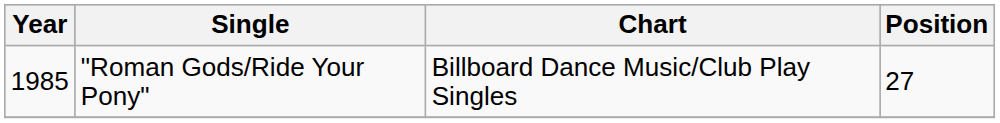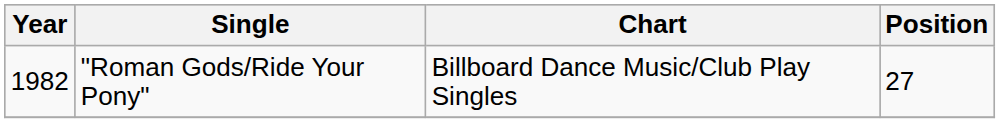(40, 81) 1985 -> (40, 81) 1982
